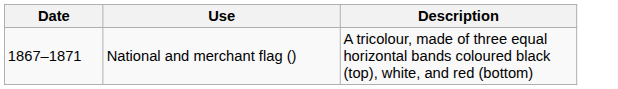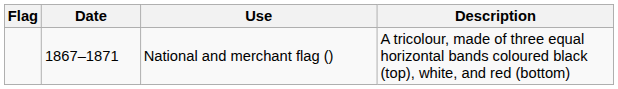+ column: (23, 16)
